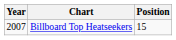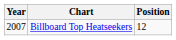(141, 27) 15 -> (141, 27) 12
